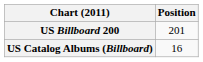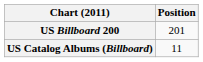(177, 48) 16 -> (177, 48) 11
